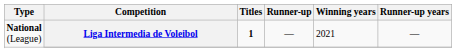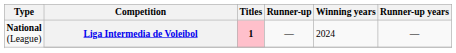(251, 34) no background -> (251, 34) pink background
(326, 34) 2021 -> (326, 34) 2024
